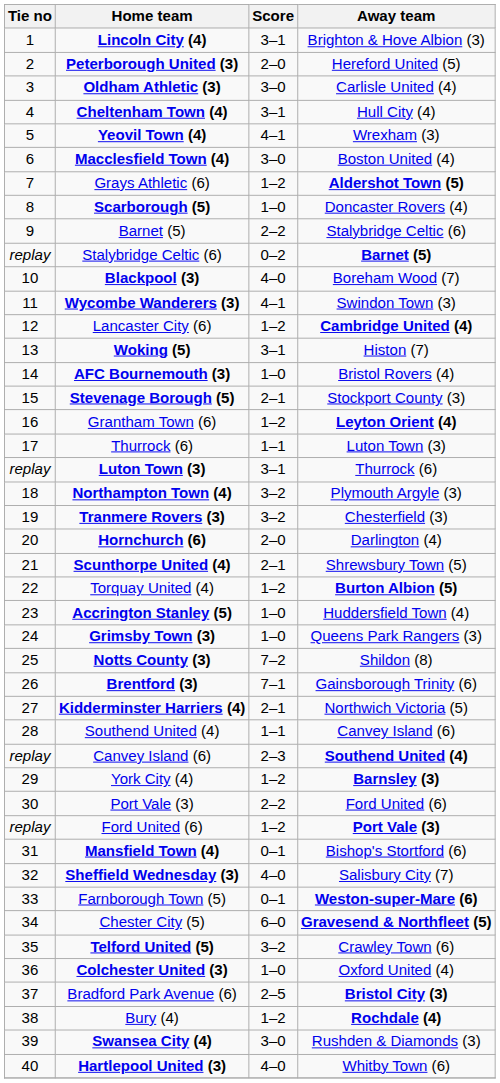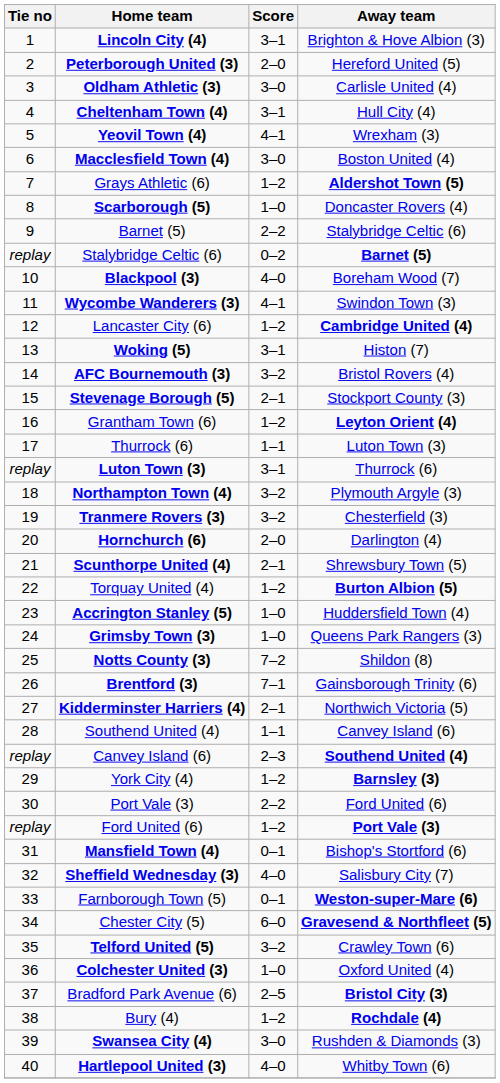(273, 374) 1–0 -> (273, 374) 3–2
